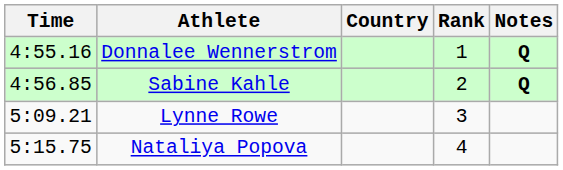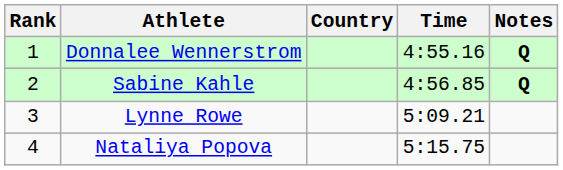columns swapped: (462, 21) <-> (51, 21)
